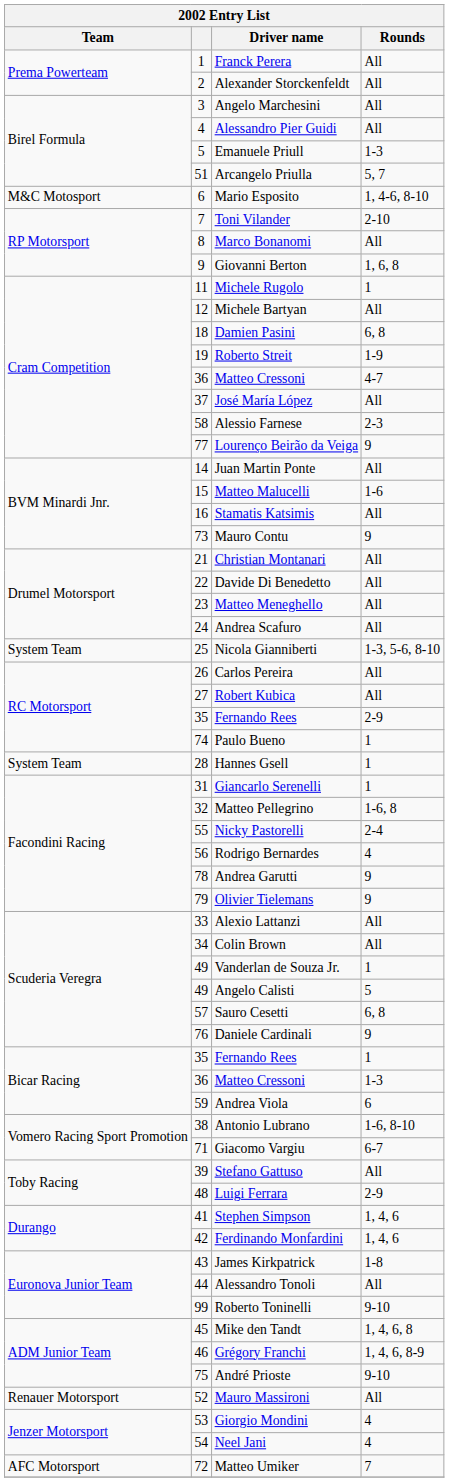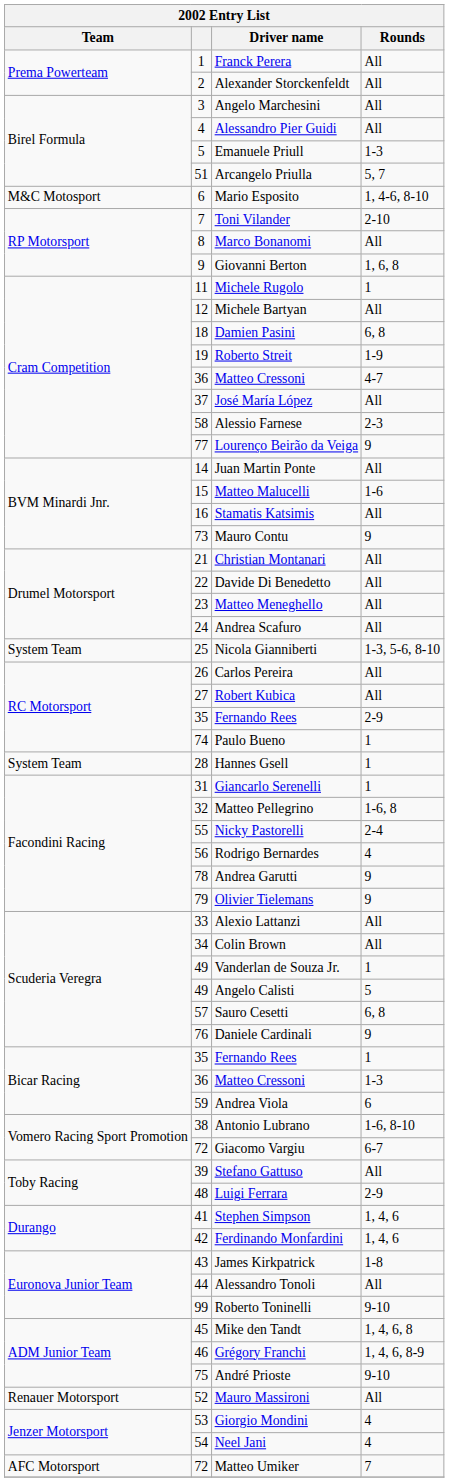(201, 1148) 71 -> (201, 1148) 72
